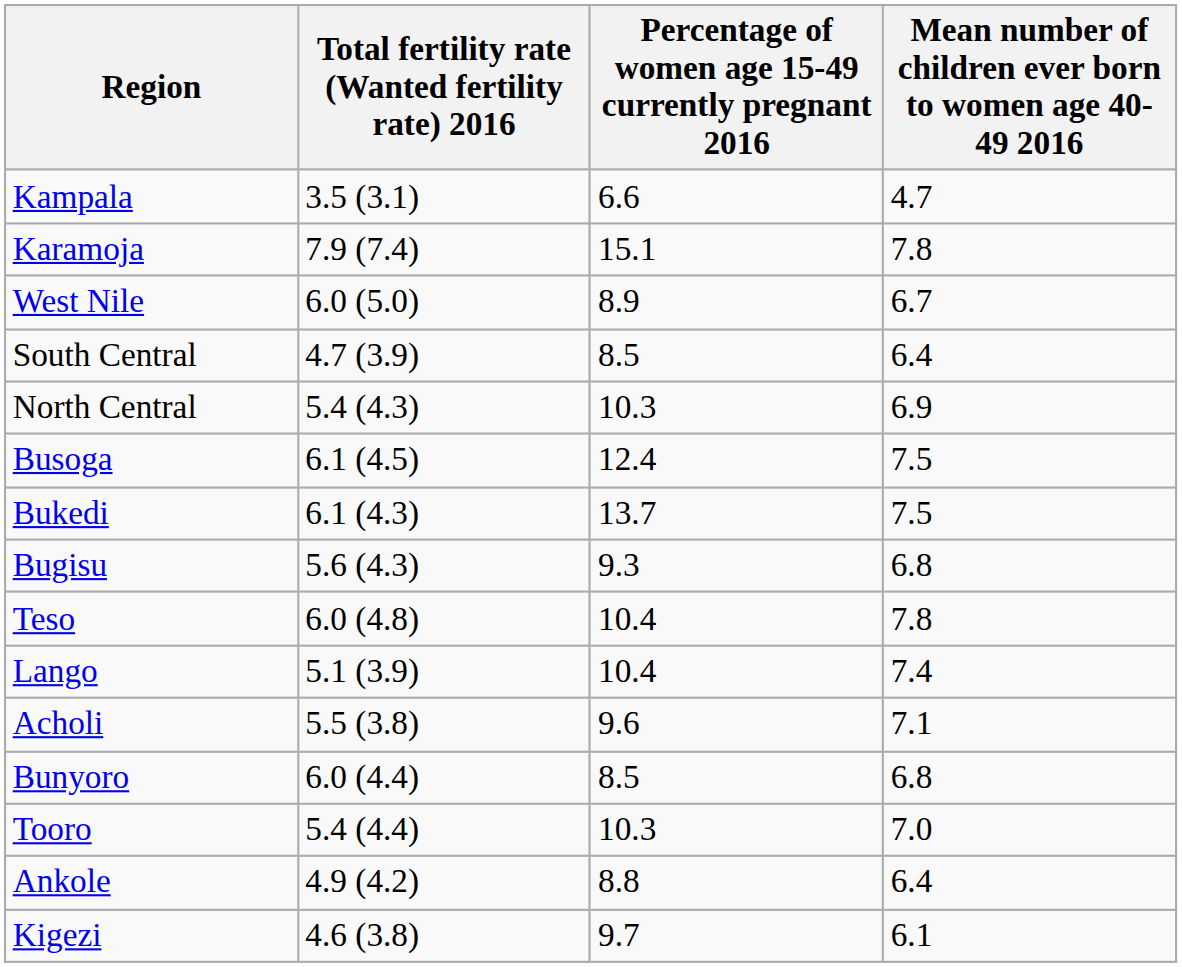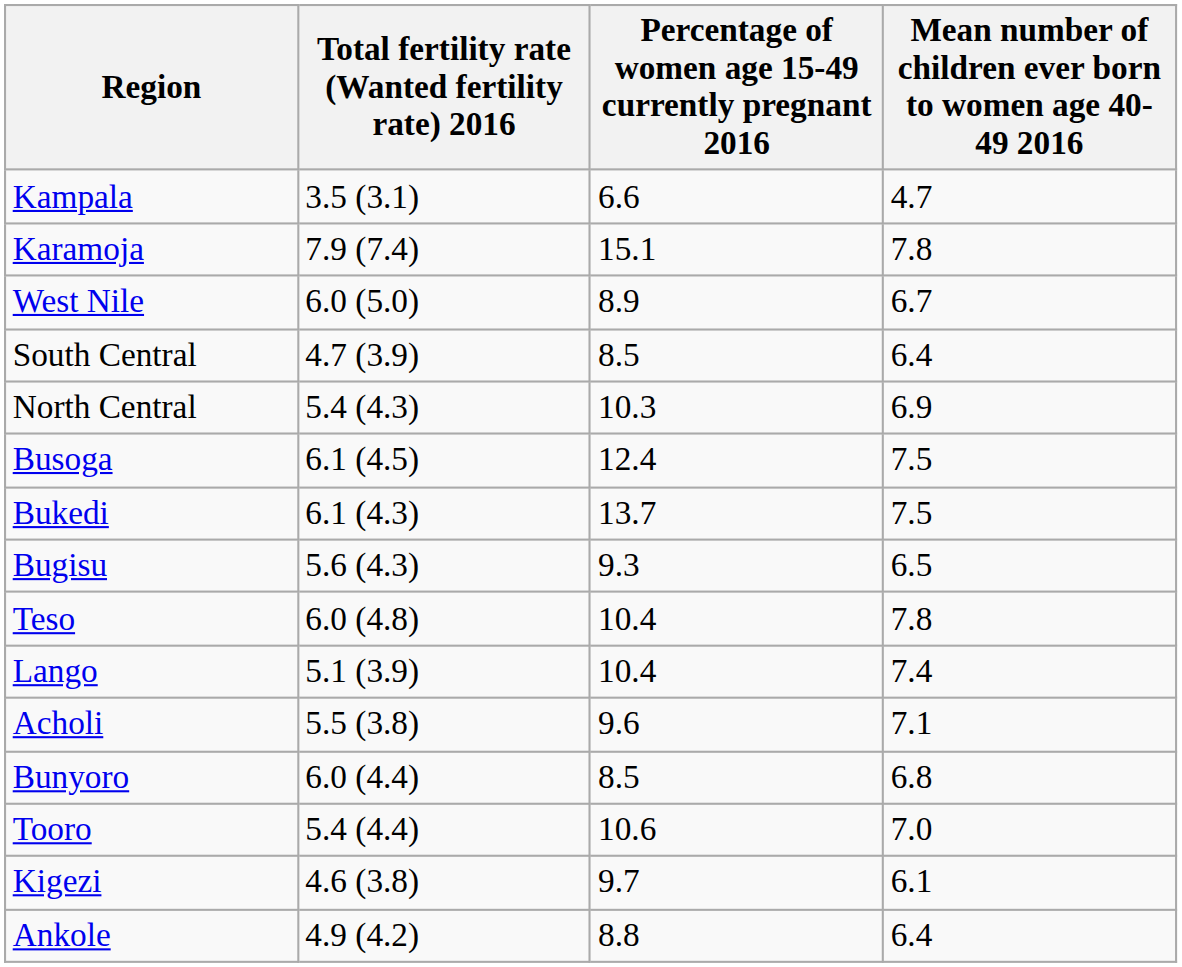(911, 565) 6.8 -> (911, 565) 6.5
(627, 829) 10.3 -> (627, 829) 10.6
rows swapped: (57, 934) <-> (62, 882)
